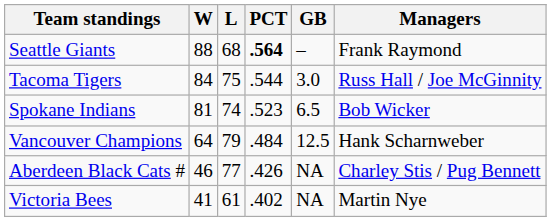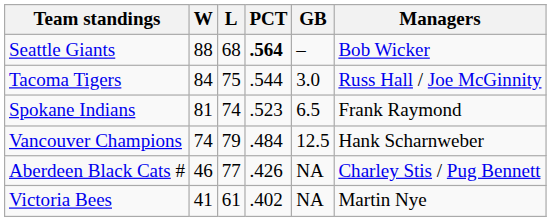(400, 49) Frank Raymond -> (384, 49) Bob Wicker
(384, 110) Bob Wicker -> (400, 110) Frank Raymond
(203, 140) 64 -> (203, 140) 74
